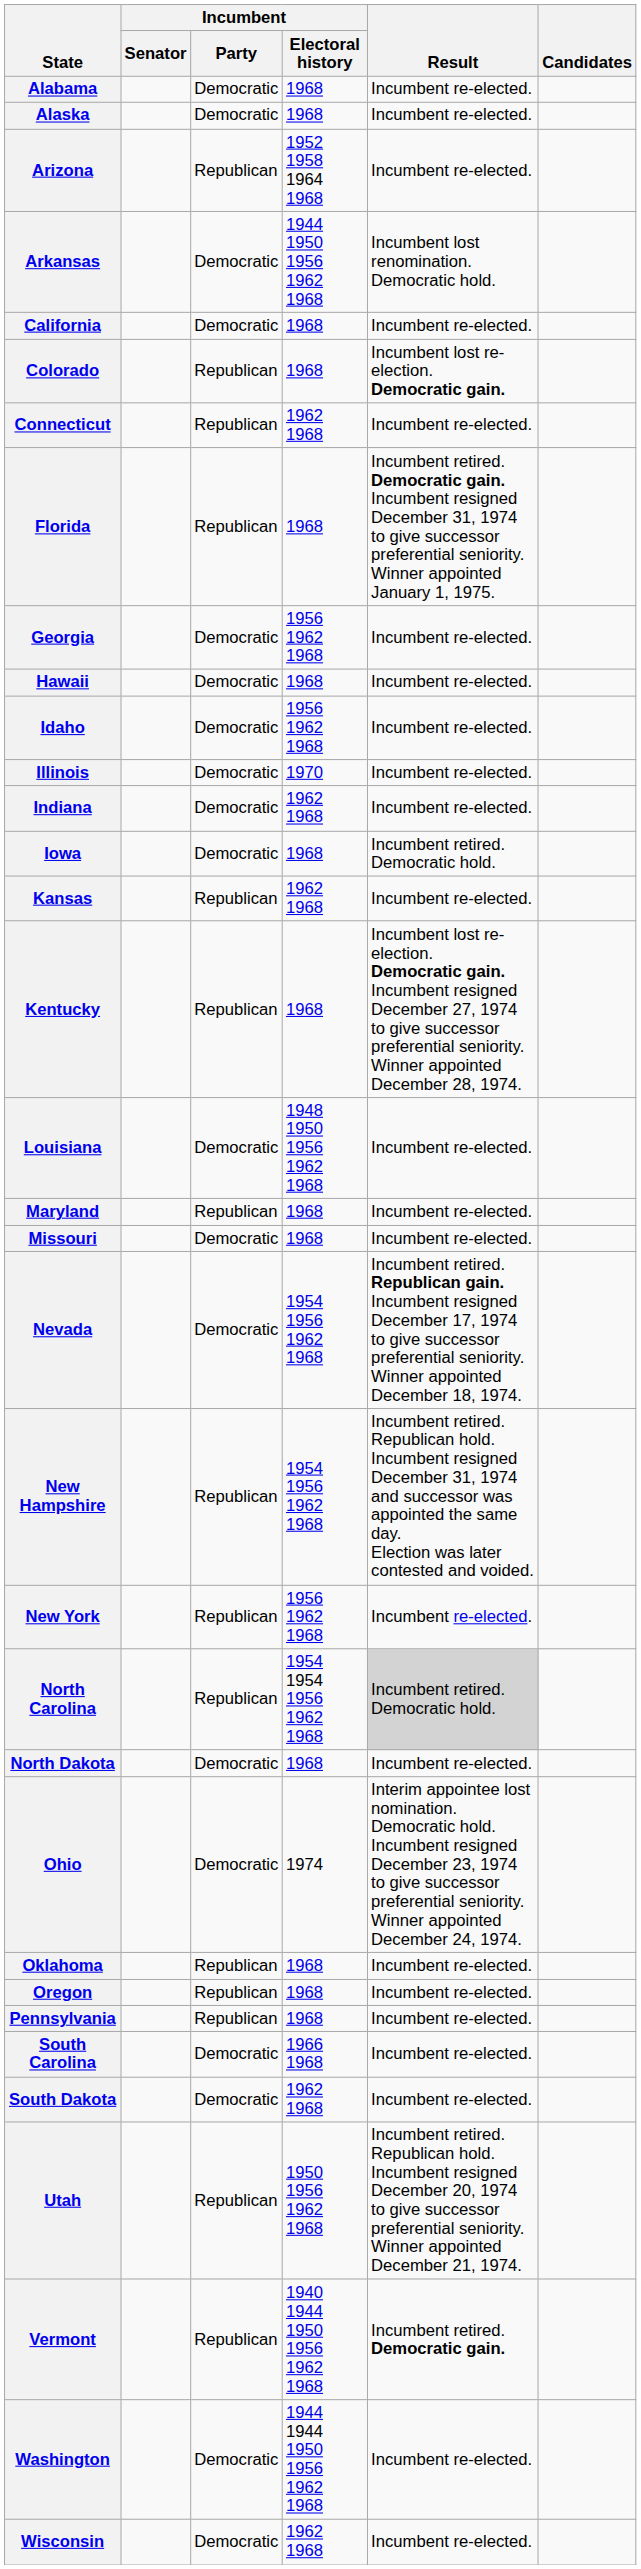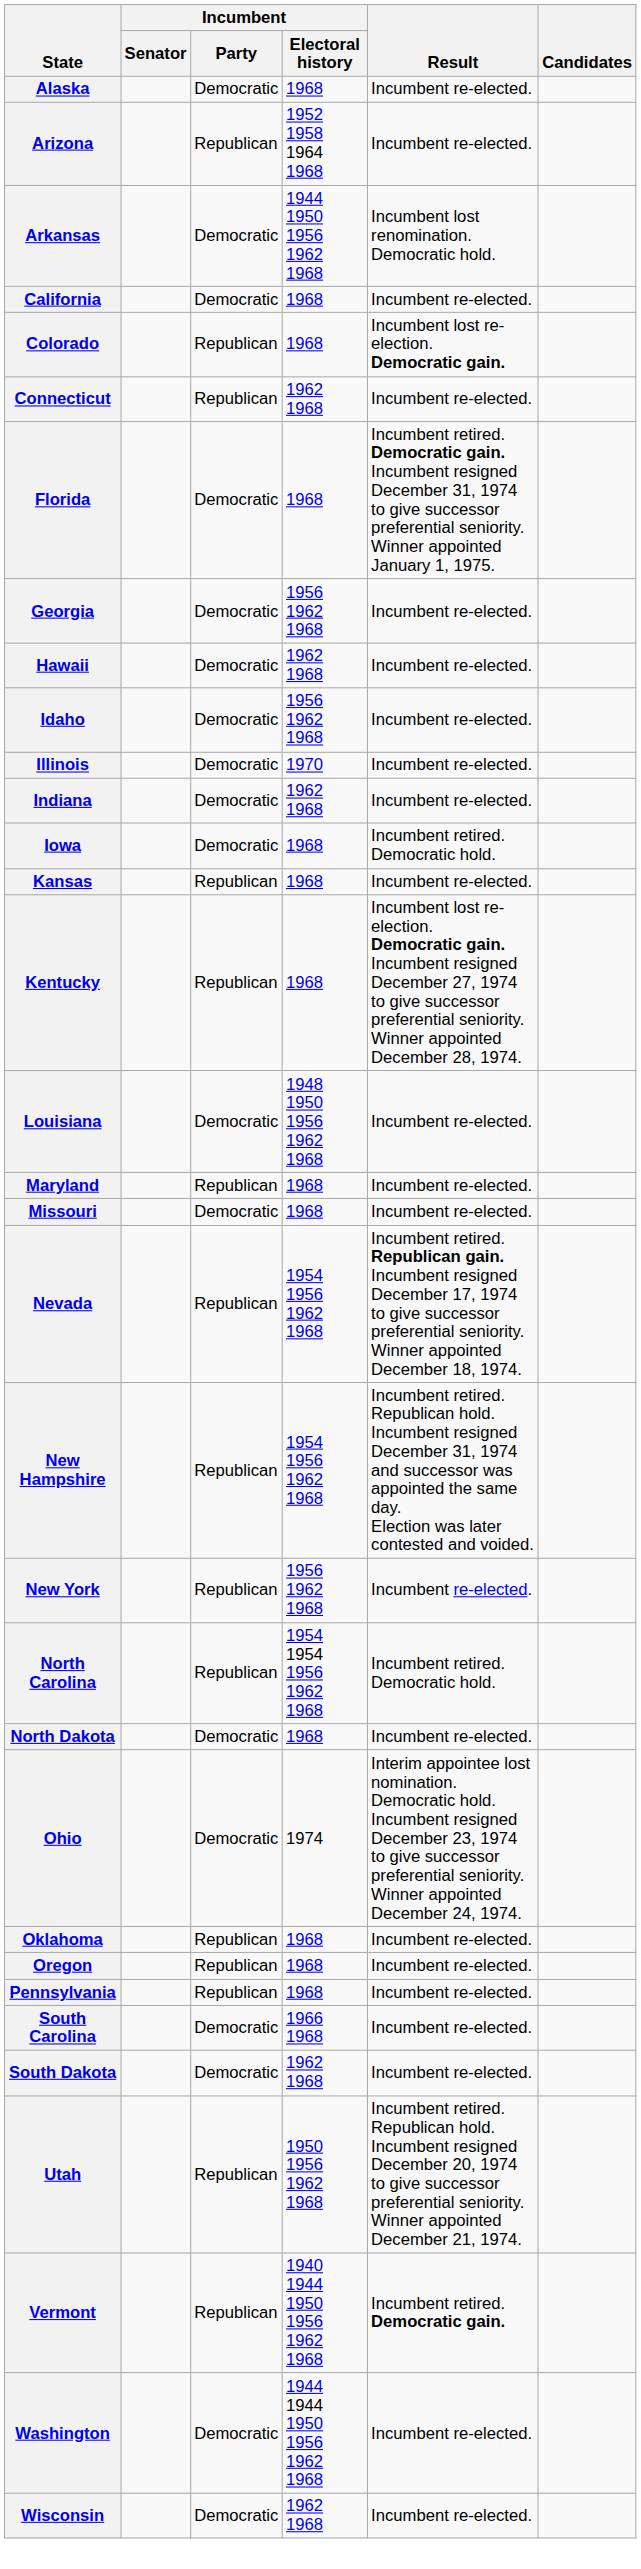- row: (63, 89)
(236, 526) Republican -> (236, 500) Democratic
(305, 682) 1968 -> (305, 665) 1962 1968
(305, 898) 1962 1968 -> (305, 881) 1968
(236, 1330) Democratic -> (236, 1303) Republican
(438, 1699) lightgrey background -> (438, 1672) no background
